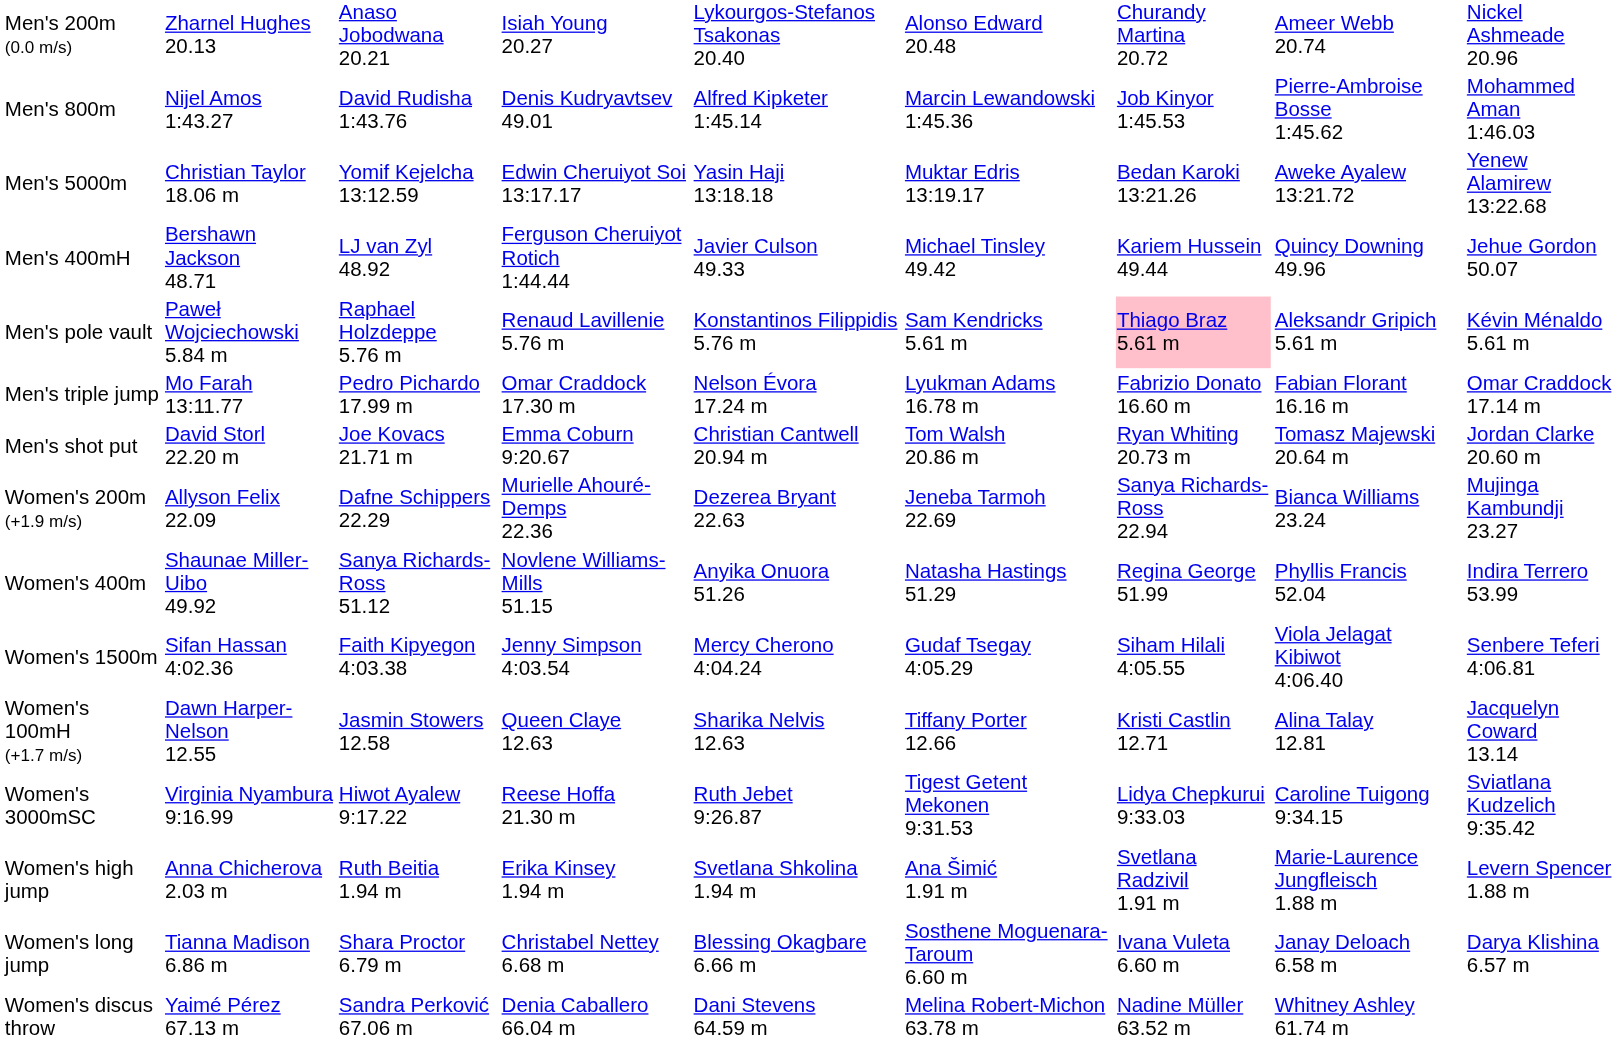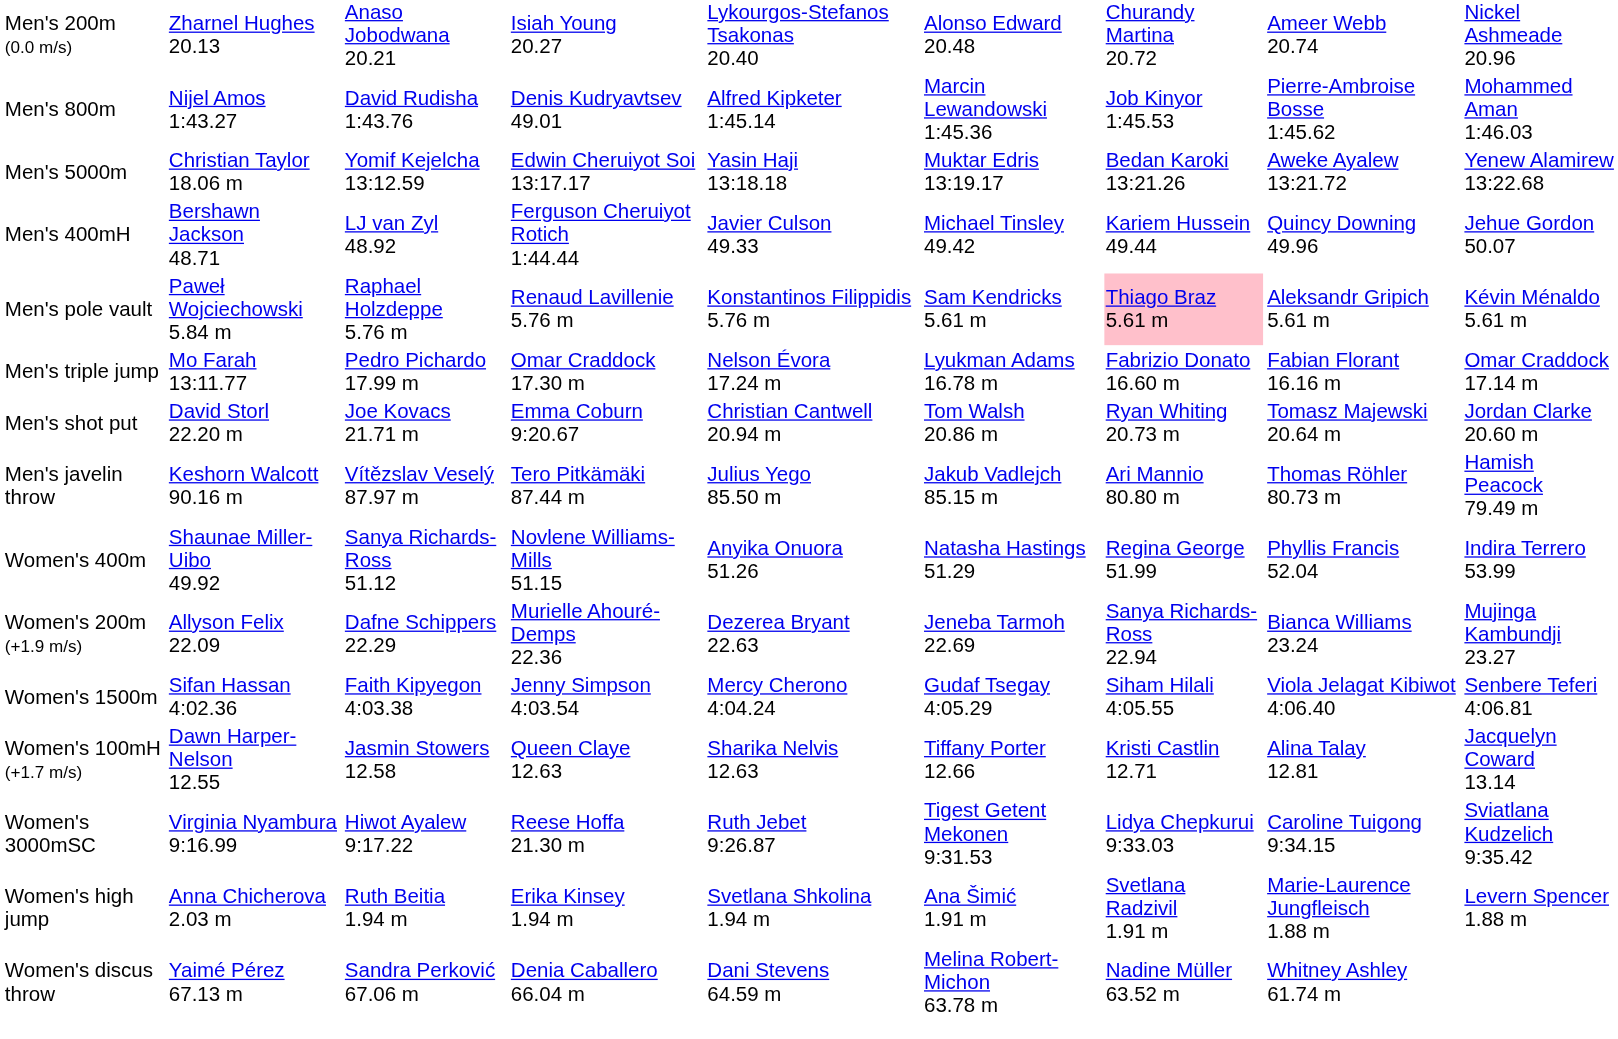+ row: (64, 485)
rows swapped: (75, 508) <-> (75, 583)
- row: (69, 954)
